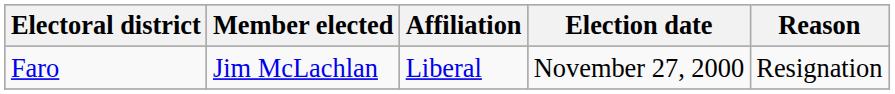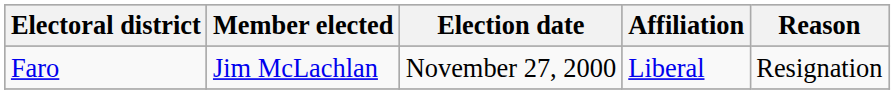columns swapped: (464, 25) <-> (639, 25)
